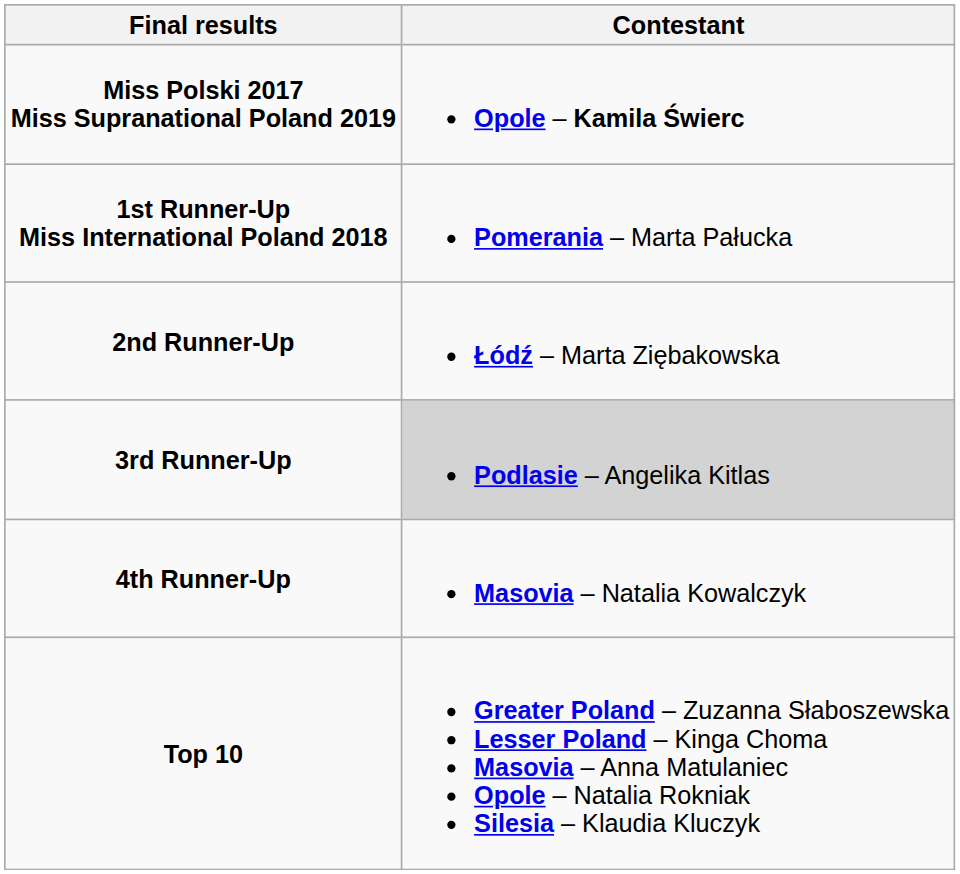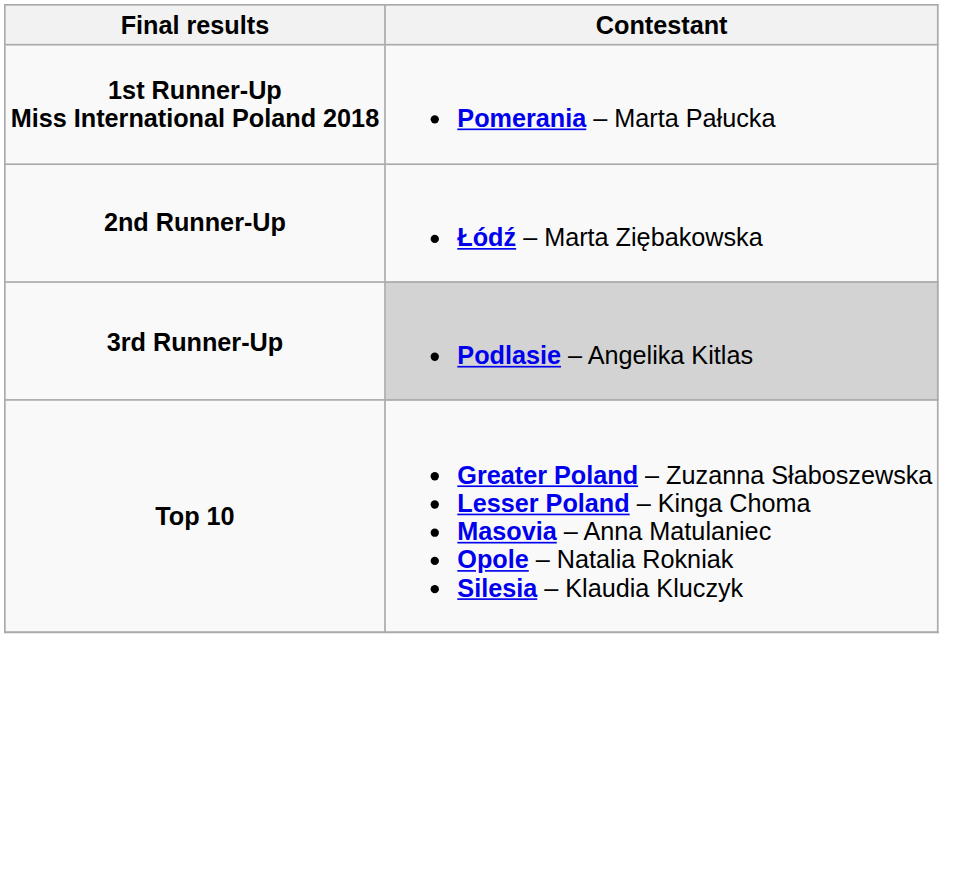- row: (203, 104)
- row: (203, 579)
